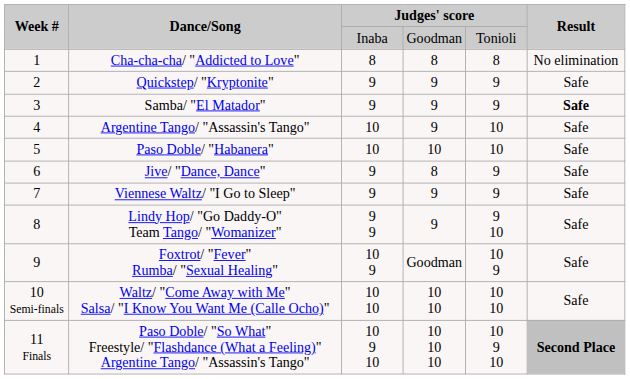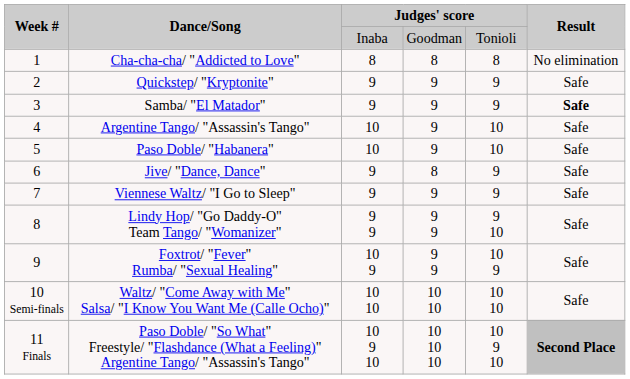(434, 149) 10 -> (434, 149) 9
(434, 224) 9 -> (434, 224) 9 9
(434, 262) Goodman -> (434, 262) 9 9
